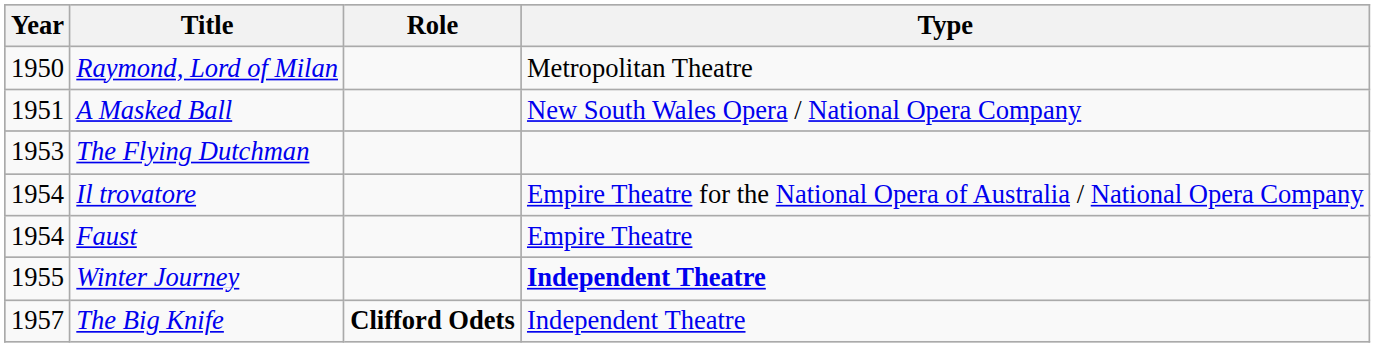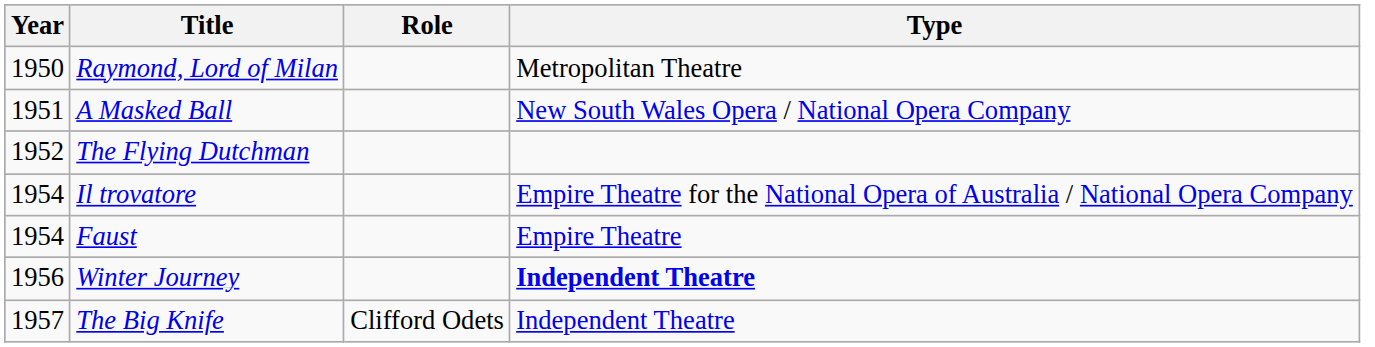(38, 151) 1953 -> (38, 151) 1952
(38, 278) 1955 -> (38, 278) 1956
(432, 320) bold -> (427, 320) normal
